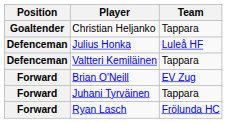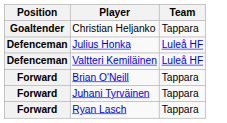(180, 61) Tappara -> (182, 61) Luleå HF
(179, 77) EV Zug -> (180, 77) Tappara
(191, 110) Frölunda HC -> (180, 110) Tappara
